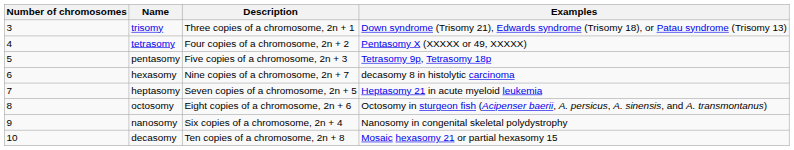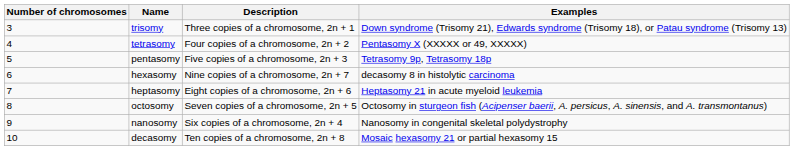(271, 91) Seven copies of a chromosome, 2n + 5 -> (268, 91) Eight copies of a chromosome, 2n + 6
(268, 106) Eight copies of a chromosome, 2n + 6 -> (271, 106) Seven copies of a chromosome, 2n + 5
